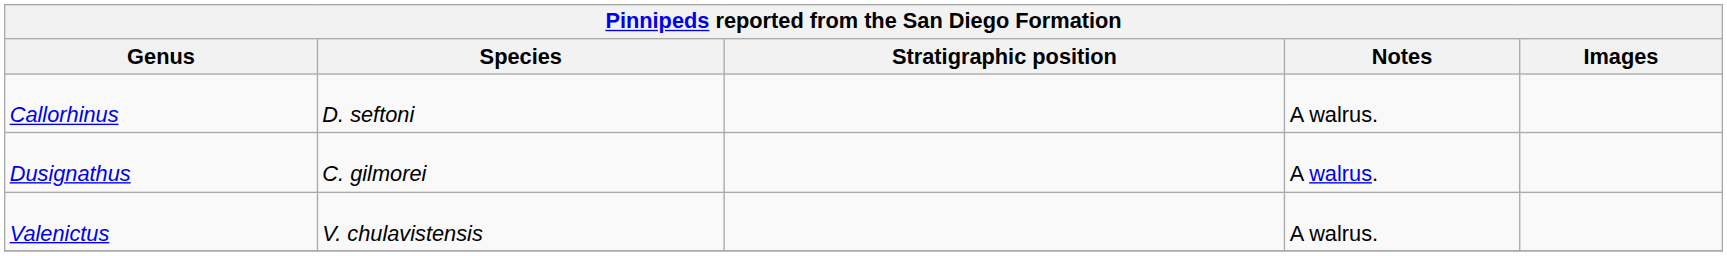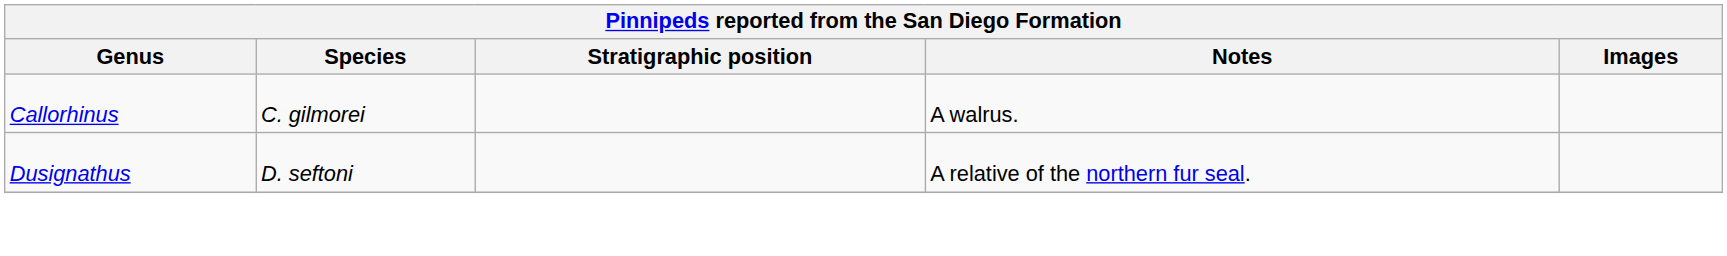(368, 115) D. seftoni -> (313, 115) C. gilmorei
(374, 174) C. gilmorei -> (307, 174) D. seftoni
(1334, 174) A walrus. -> (1090, 174) A relative of the northern fur seal.
- row: (59, 233)
